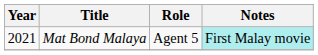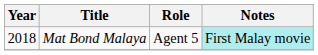(22, 38) 2021 -> (22, 38) 2018
